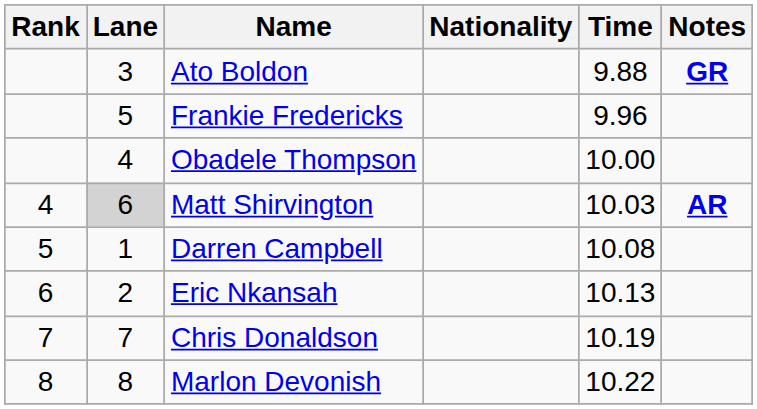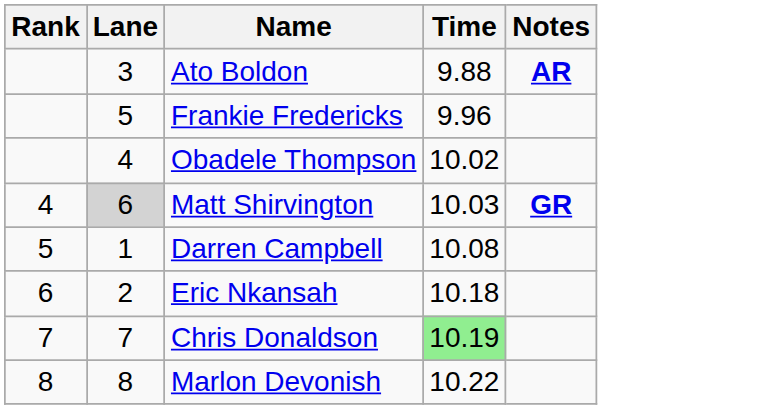- column: (501, 26)
(707, 71) GR -> (551, 71) AR
(620, 159) 10.00 -> (464, 159) 10.02
(707, 204) AR -> (551, 204) GR
(620, 293) 10.13 -> (464, 293) 10.18
(620, 337) no background -> (464, 337) lightgreen background
